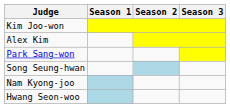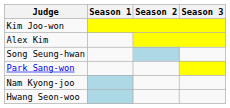rows swapped: (40, 54) <-> (46, 68)
